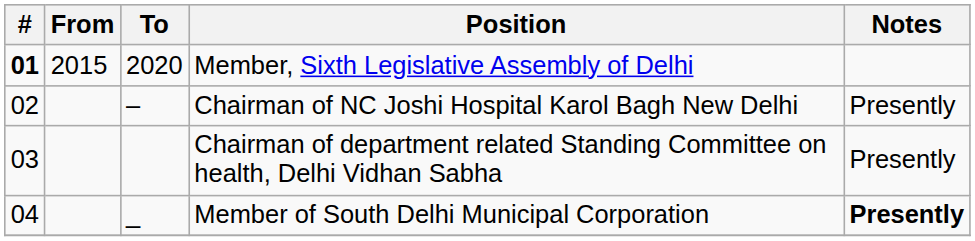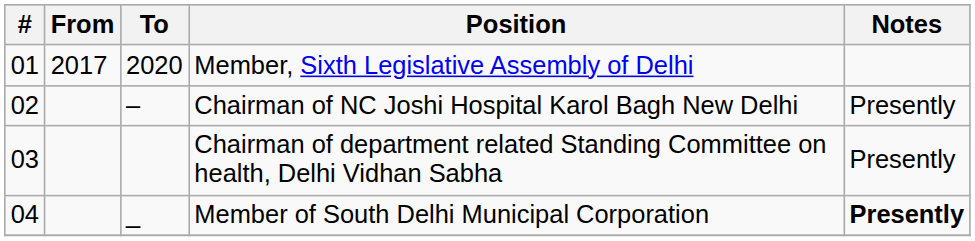(25, 65) bold -> (25, 65) normal
(79, 65) 2015 -> (79, 65) 2017
